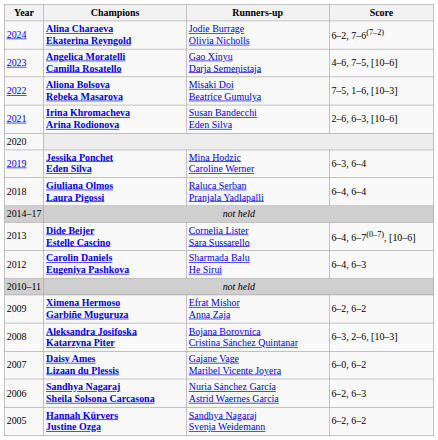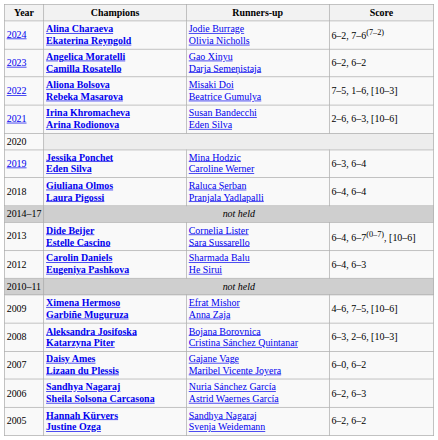(365, 63) 4–6, 7–5, [10–6] -> (349, 63) 6–2, 6–2
(349, 309) 6–2, 6–2 -> (365, 309) 4–6, 7–5, [10–6]
